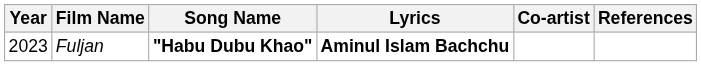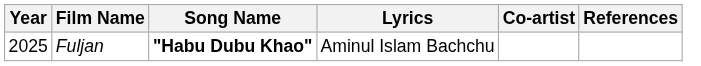(28, 46) 2023 -> (28, 46) 2025
(415, 46) bold -> (408, 46) normal
